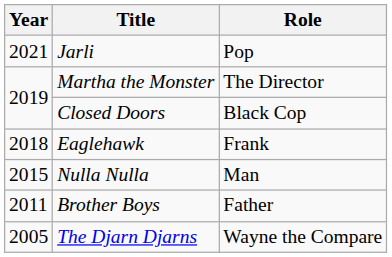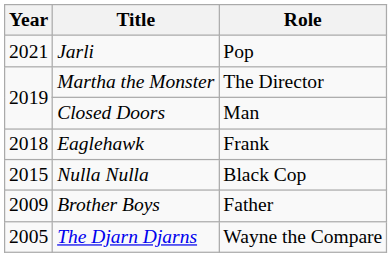(265, 112) Black Cop -> (241, 112) Man
(241, 174) Man -> (265, 174) Black Cop
(28, 205) 2011 -> (29, 205) 2009
